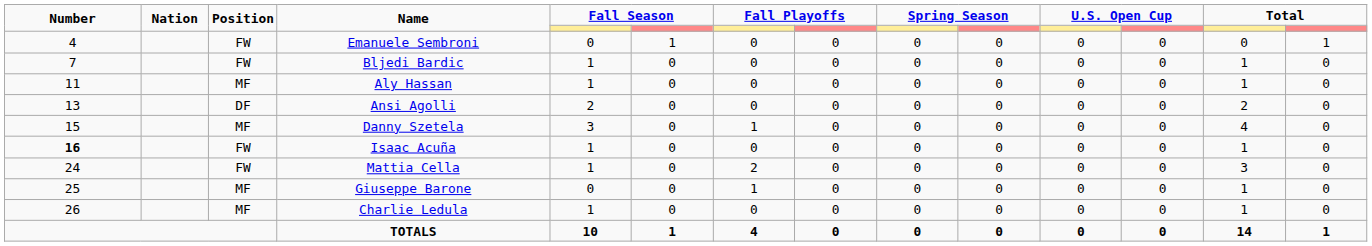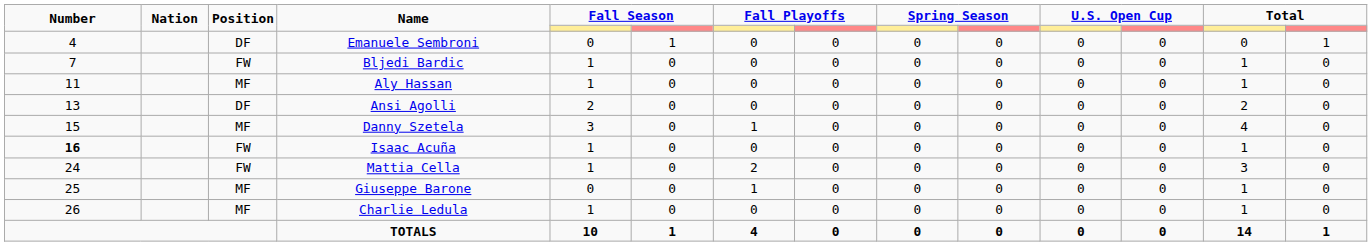(243, 42) FW -> (243, 42) DF
